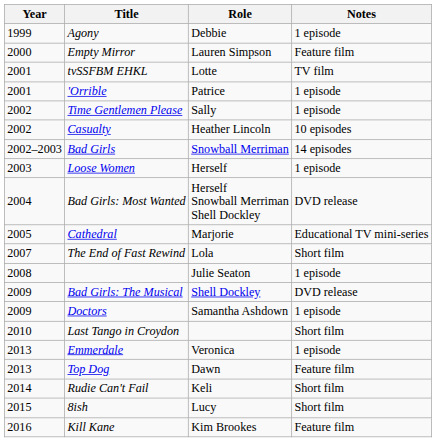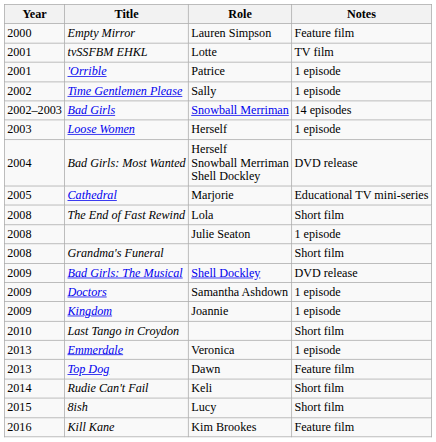- row: (83, 33)
- row: (89, 129)
(19, 253) 2007 -> (19, 215) 2008
+ row: (116, 253)
+ row: (90, 311)
